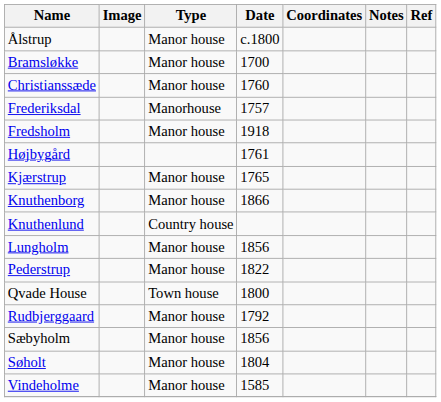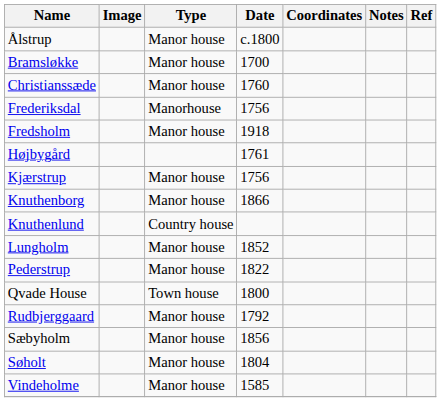(255, 108) 1757 -> (255, 108) 1756
(255, 177) 1765 -> (255, 177) 1756
(255, 246) 1856 -> (255, 246) 1852
